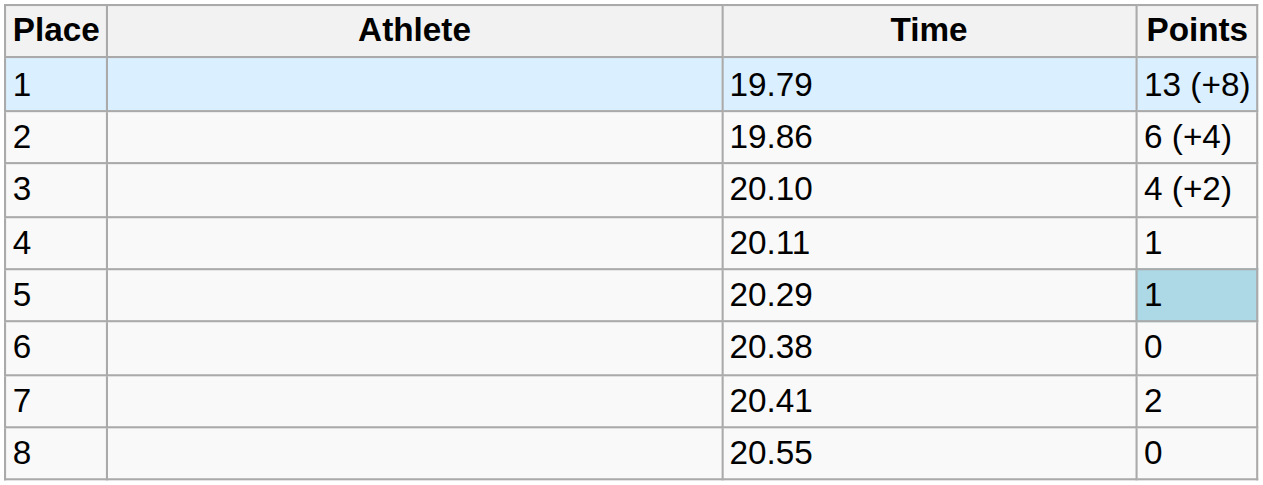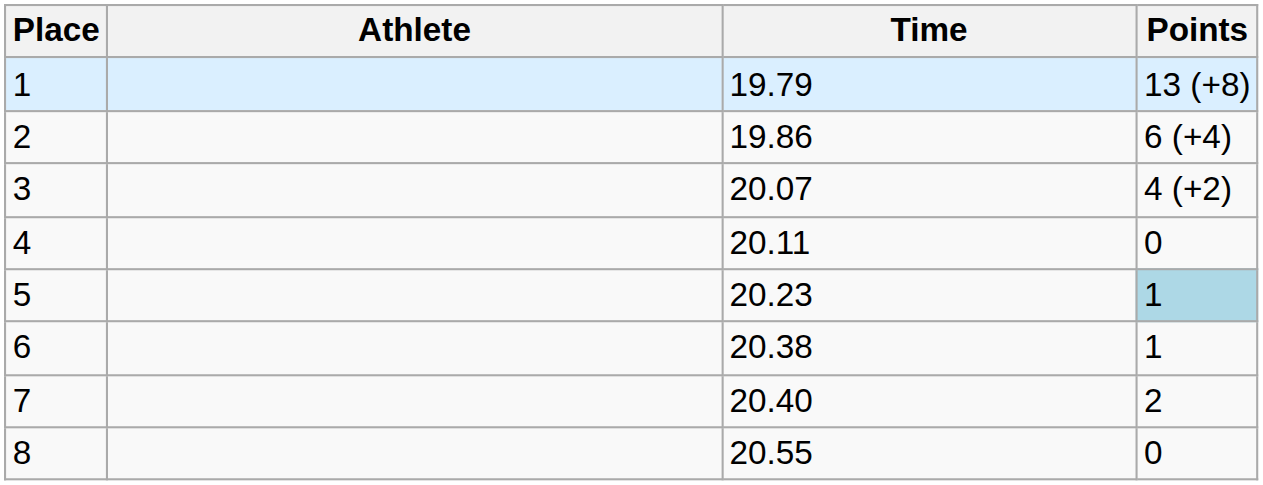(771, 189) 20.10 -> (771, 189) 20.07
(1153, 242) 1 -> (1153, 242) 0
(771, 294) 20.29 -> (771, 294) 20.23
(1153, 347) 0 -> (1153, 347) 1
(771, 400) 20.41 -> (771, 400) 20.40
